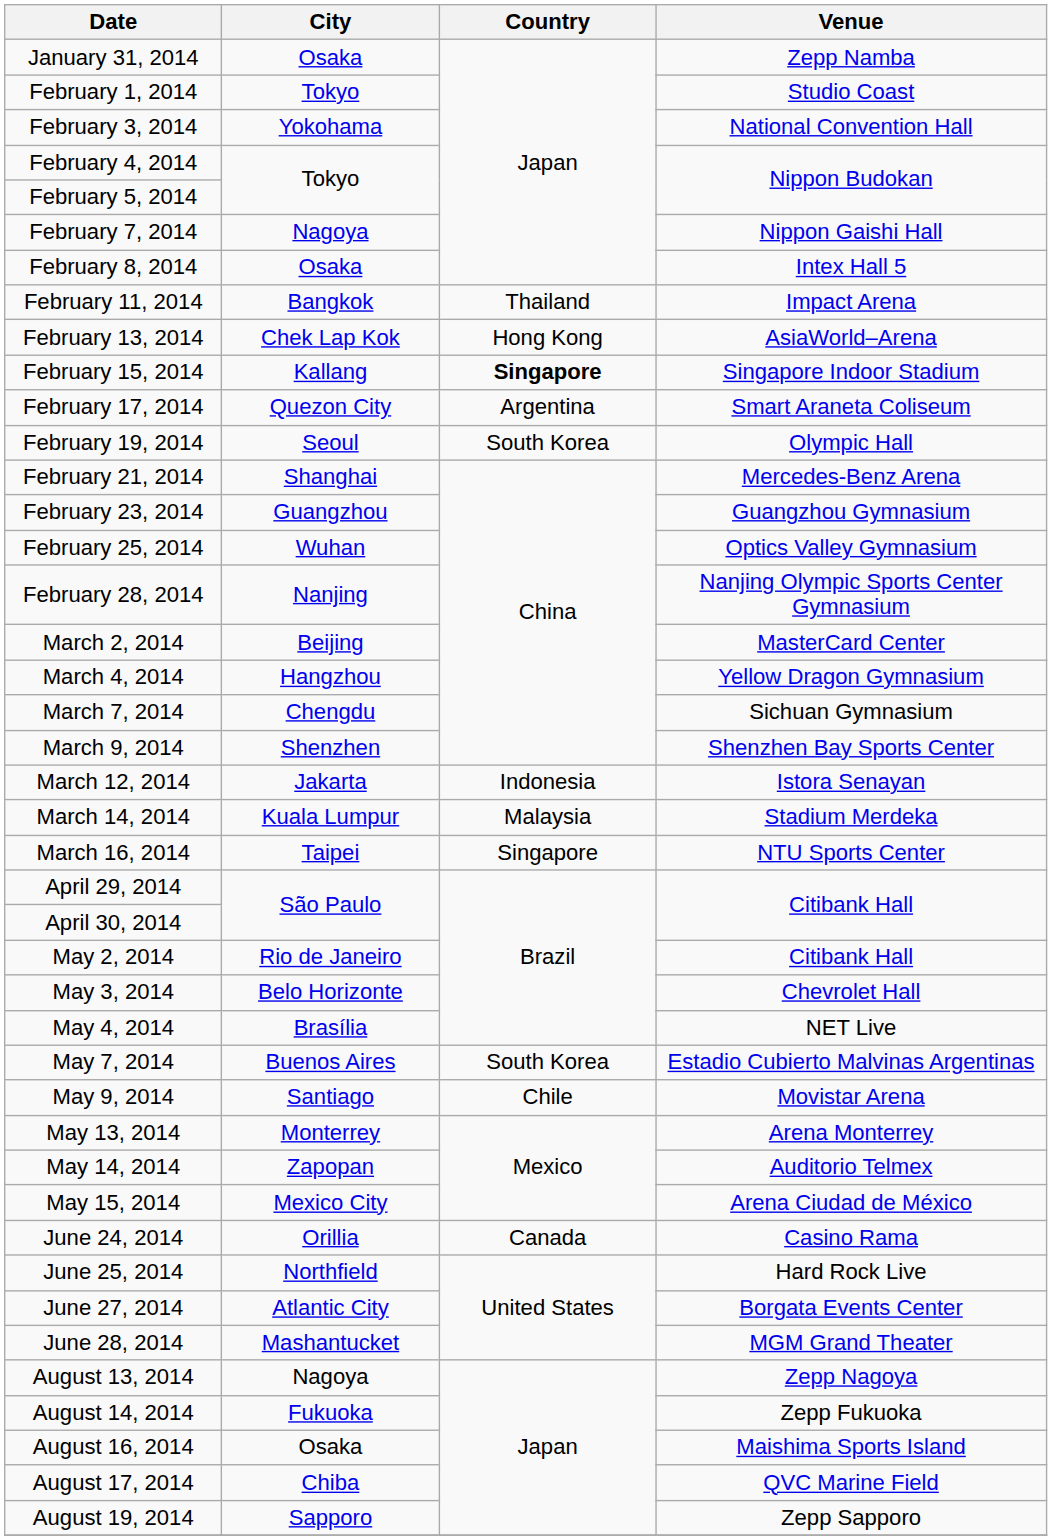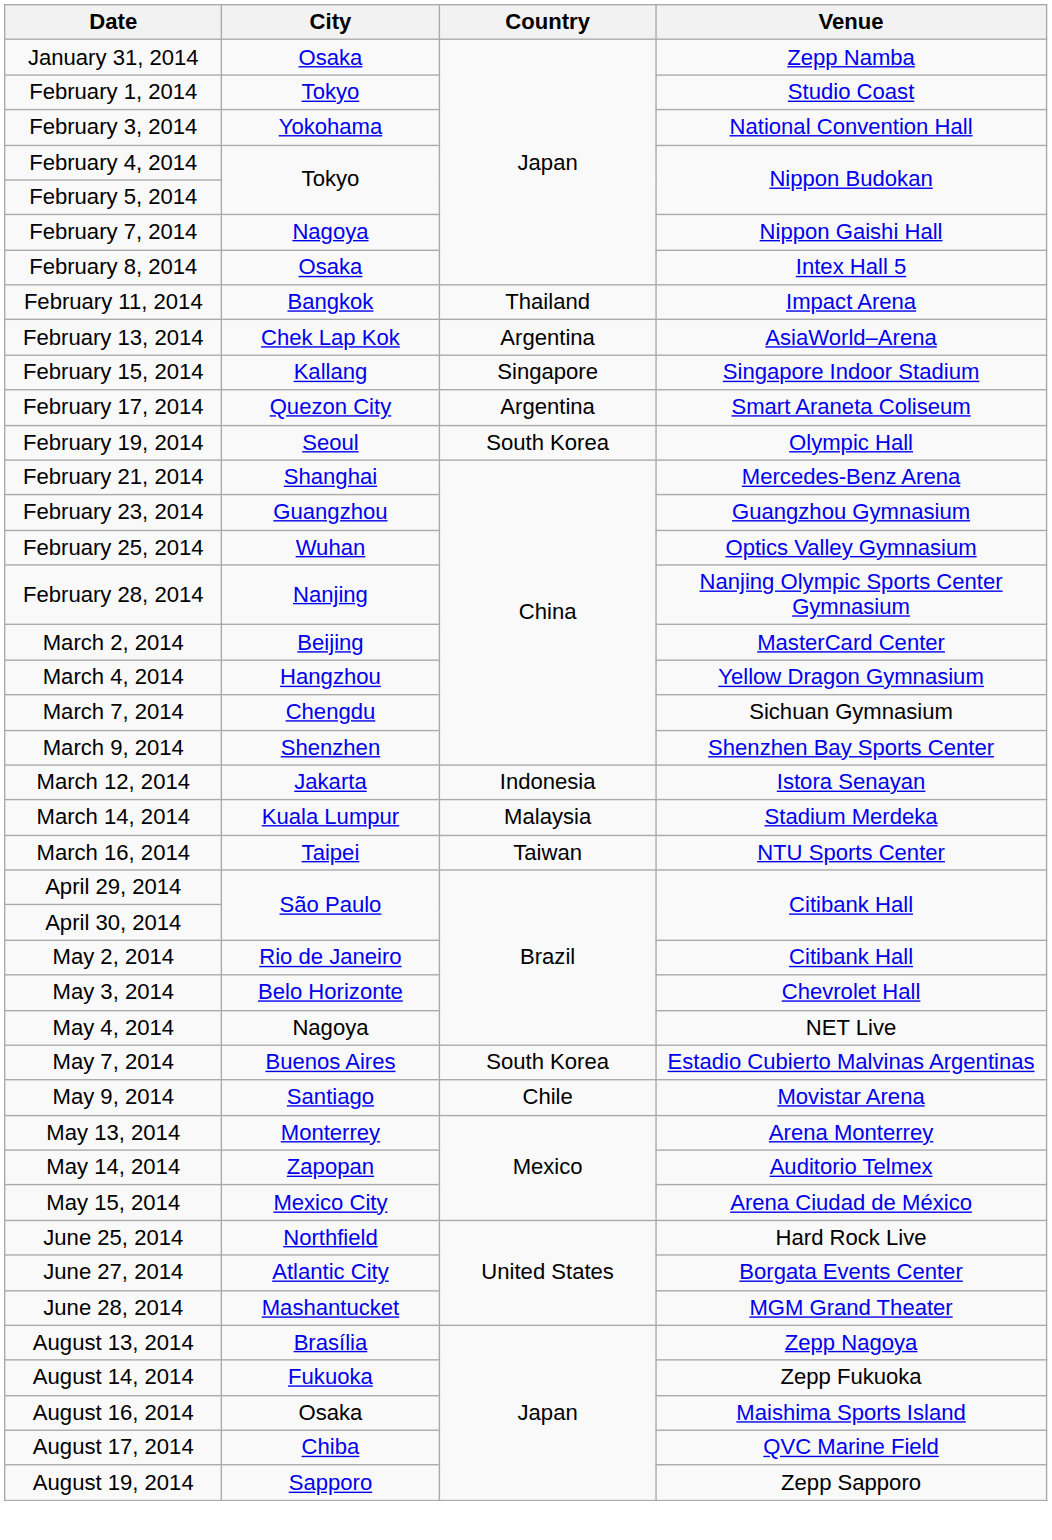(548, 337) Hong Kong -> (548, 337) Argentina
(548, 372) bold -> (548, 372) normal
(548, 852) Singapore -> (548, 852) Taiwan
(330, 1027) Brasília -> (330, 1027) Nagoya
- row: (113, 1237)
(330, 1377) Nagoya -> (330, 1342) Brasília
